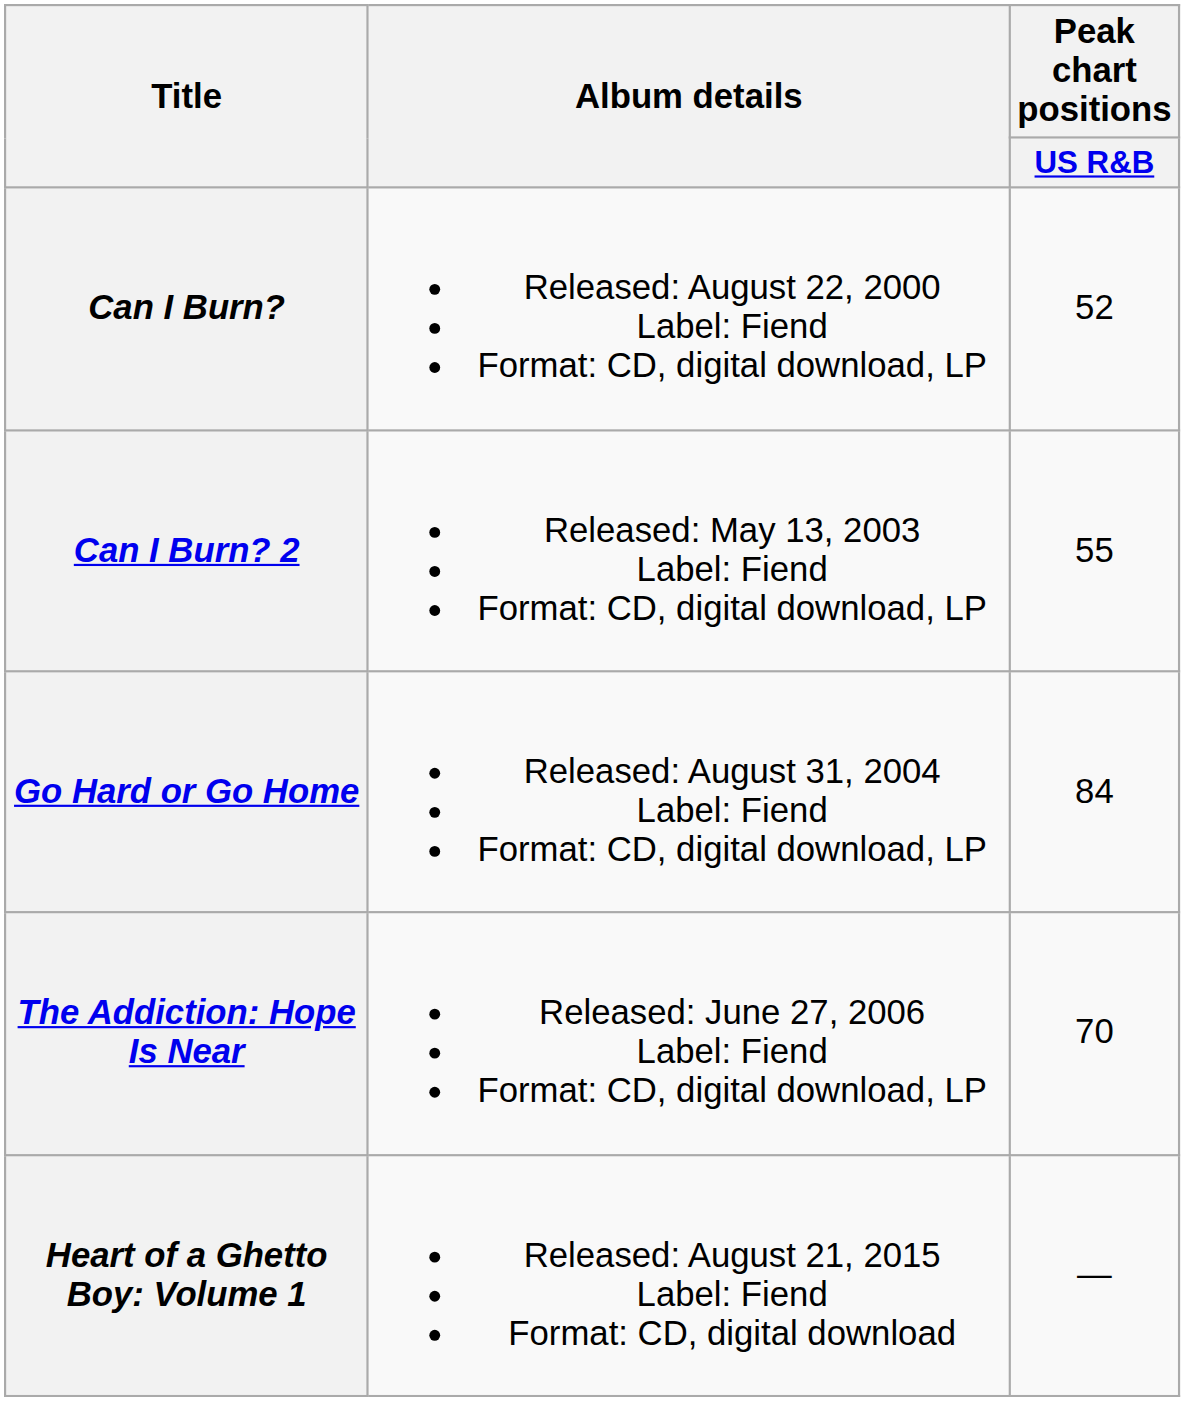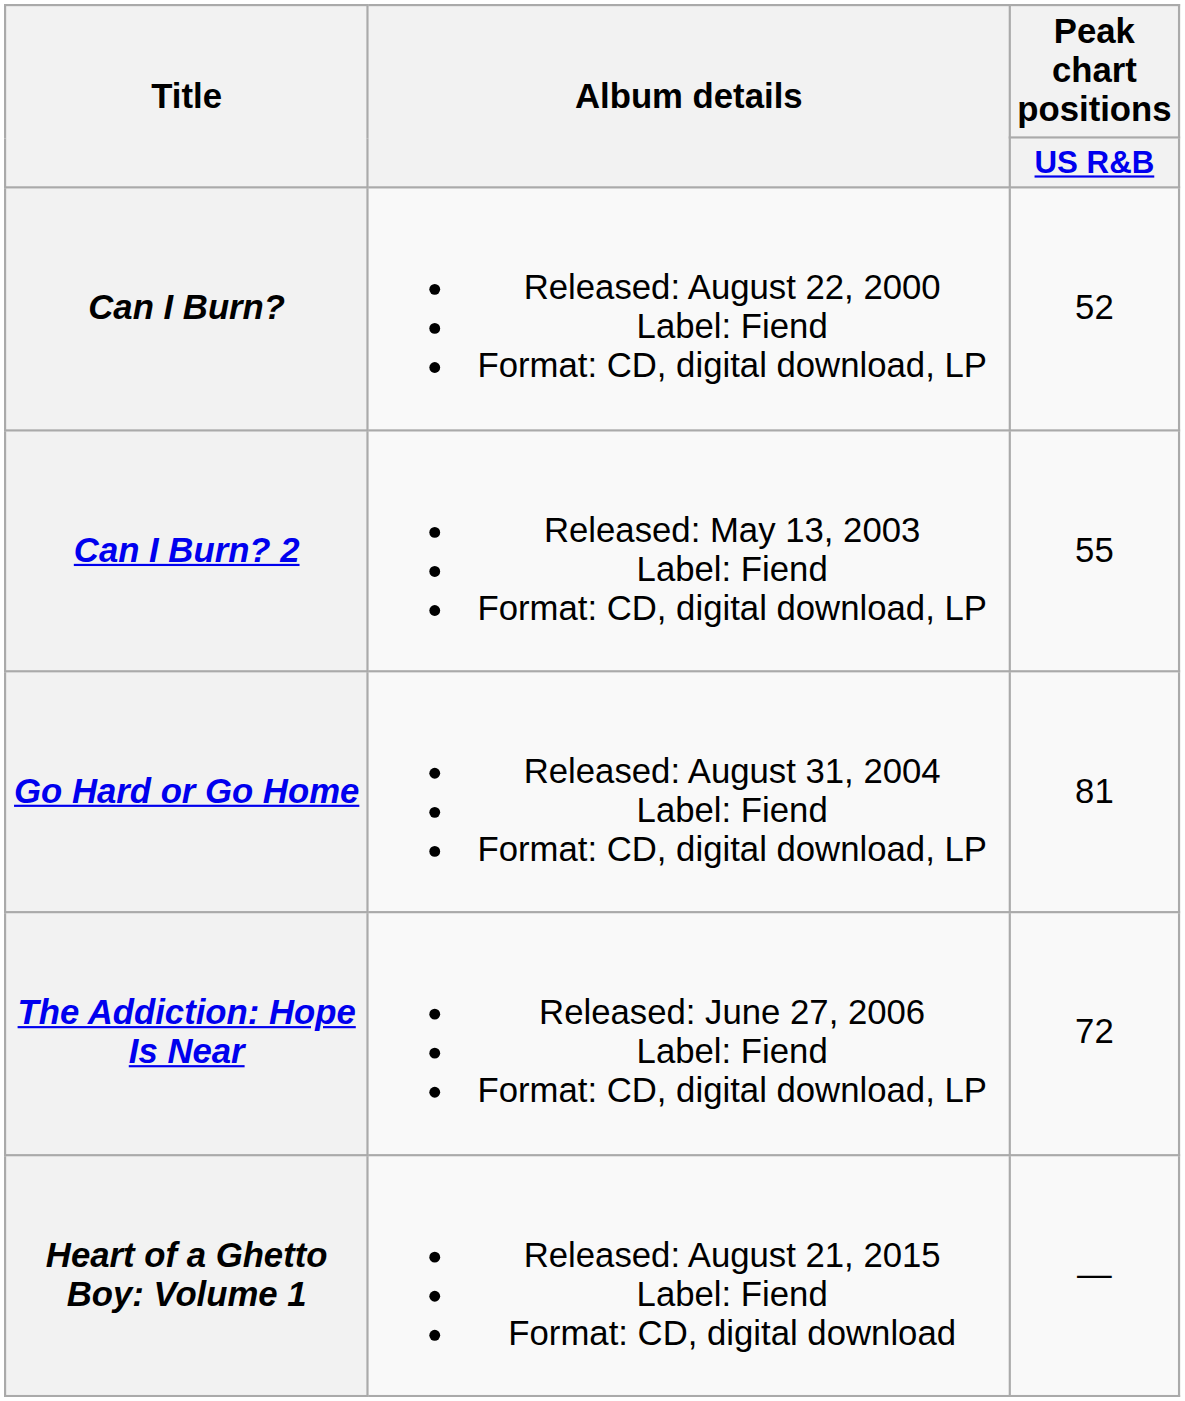(1094, 791) 84 -> (1094, 791) 81
(1094, 1032) 70 -> (1094, 1032) 72
